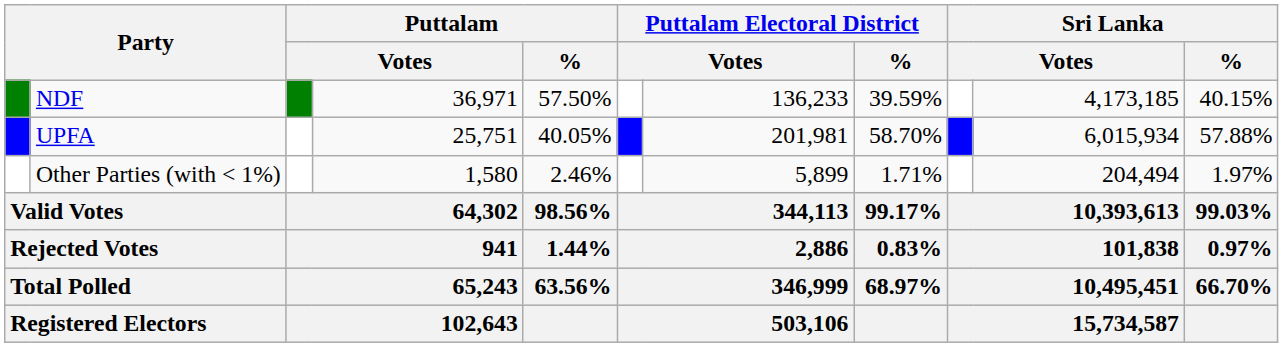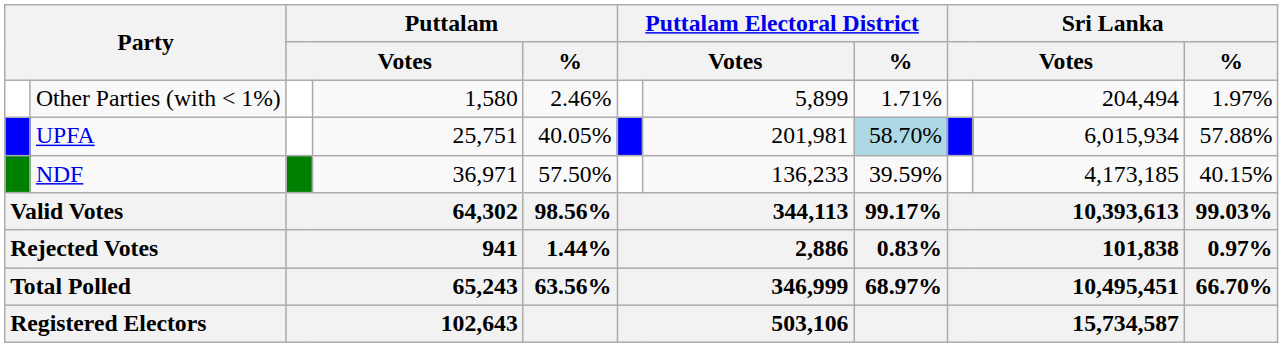rows swapped: (60, 98) <-> (158, 173)
(905, 135) no background -> (905, 135) lightblue background
